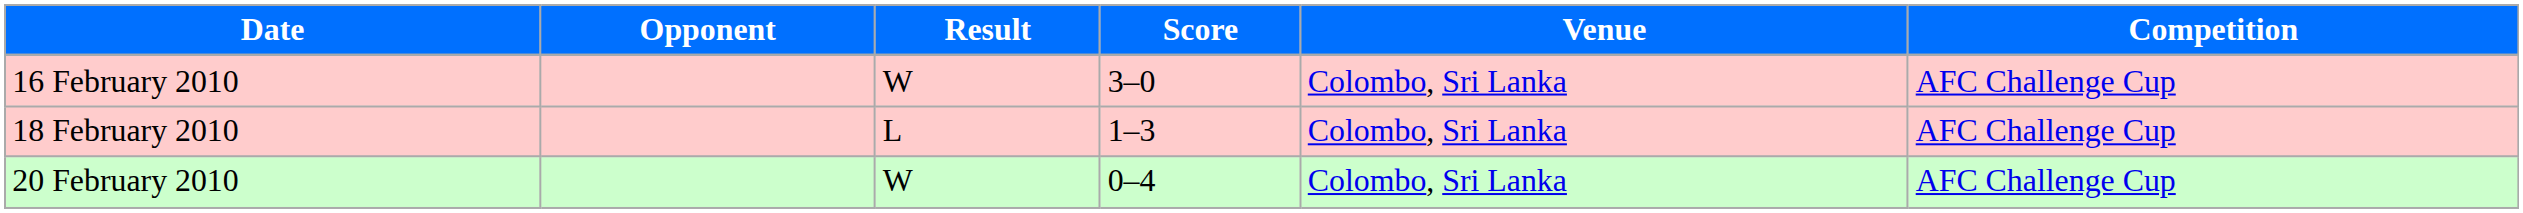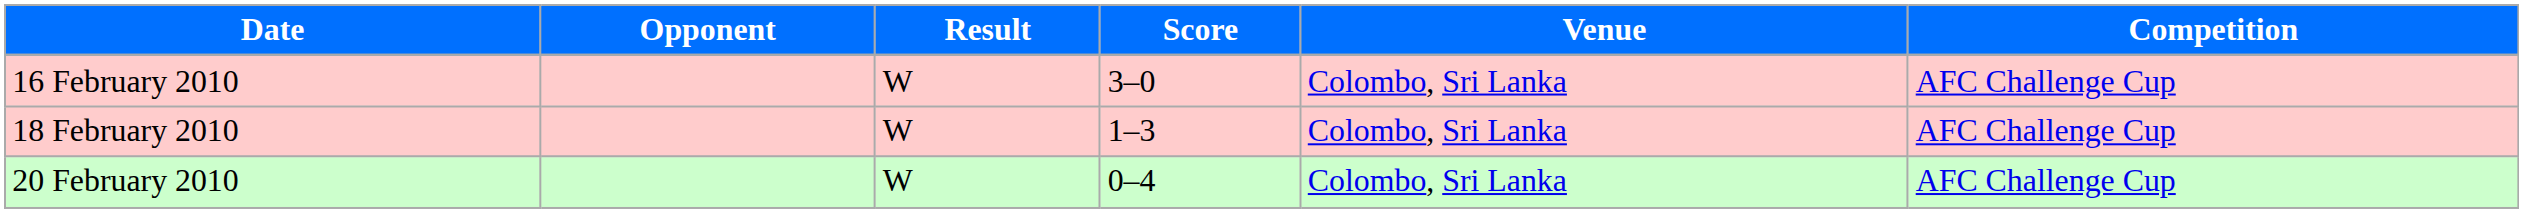(892, 130) L -> (898, 130) W
